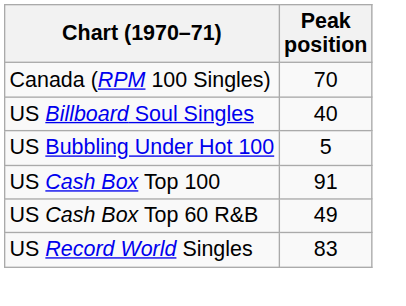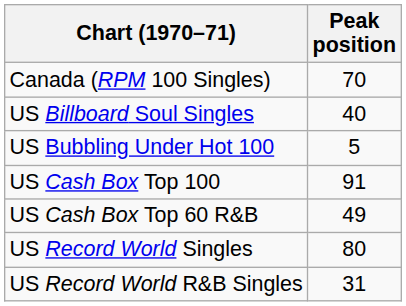(326, 249) 83 -> (354, 249) 80
+ row: (156, 283)
